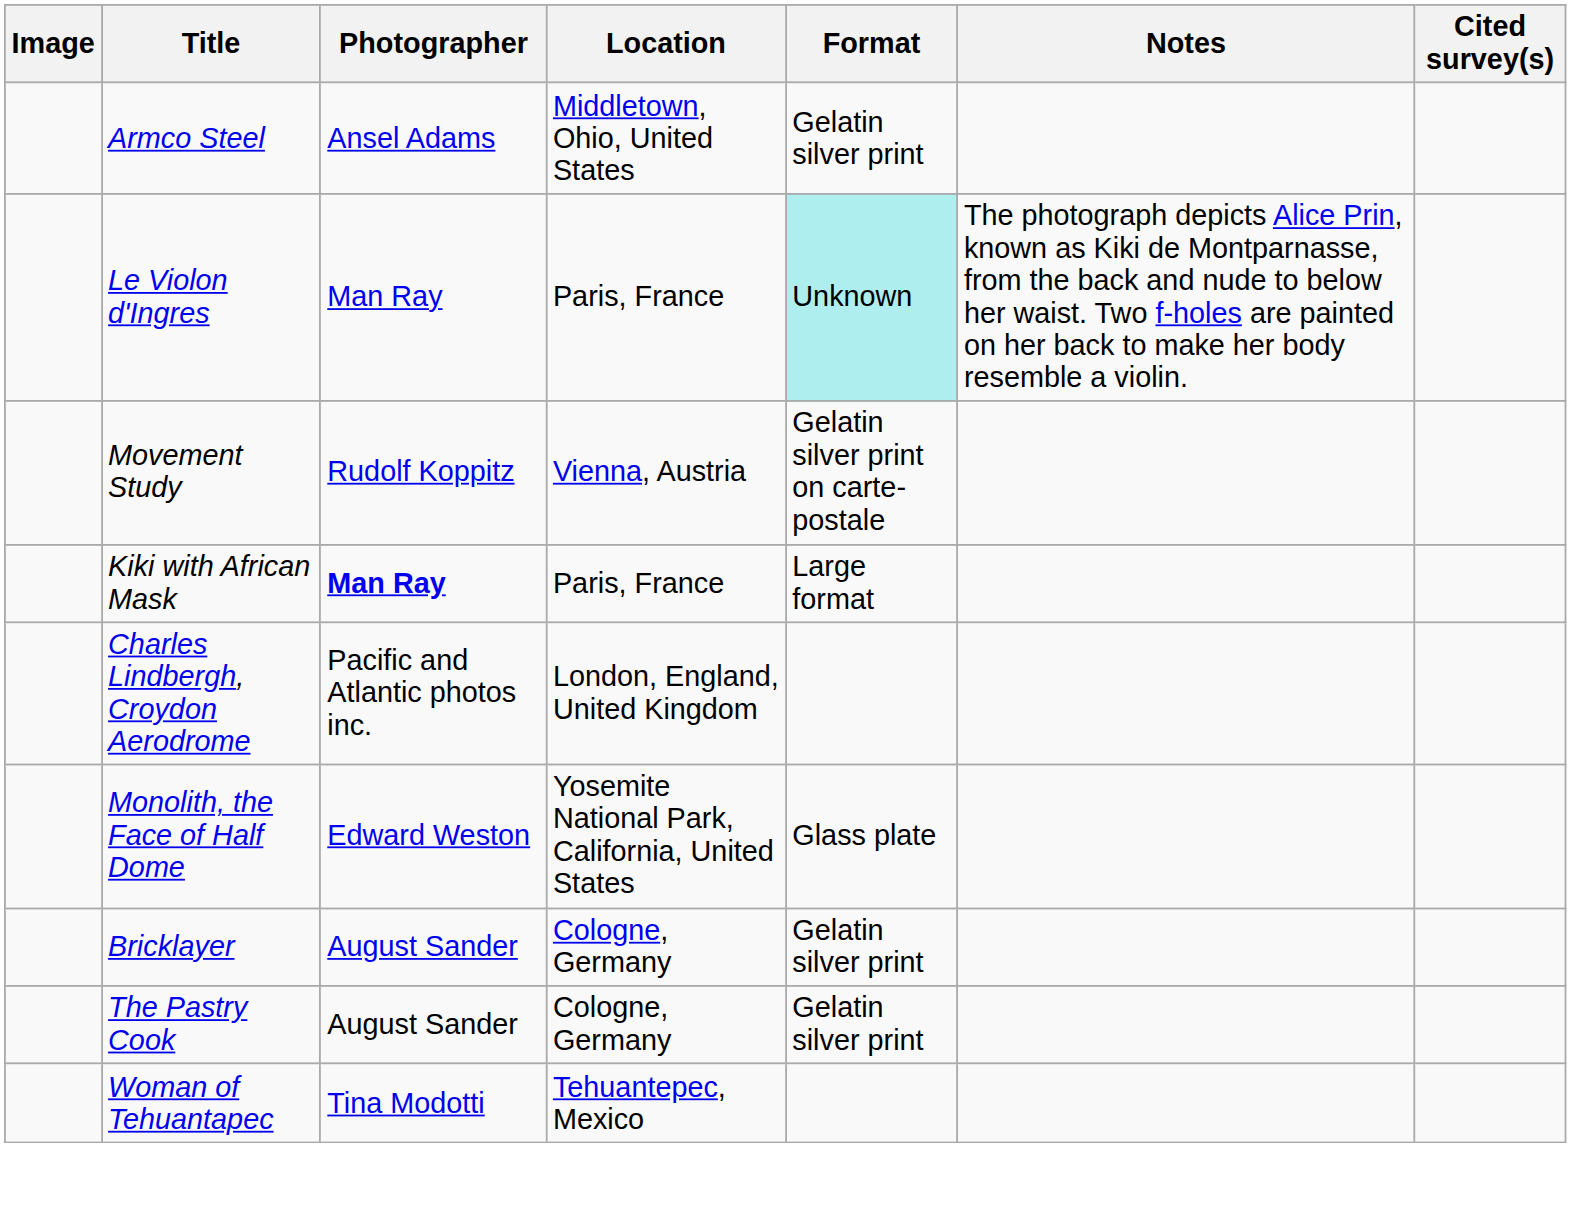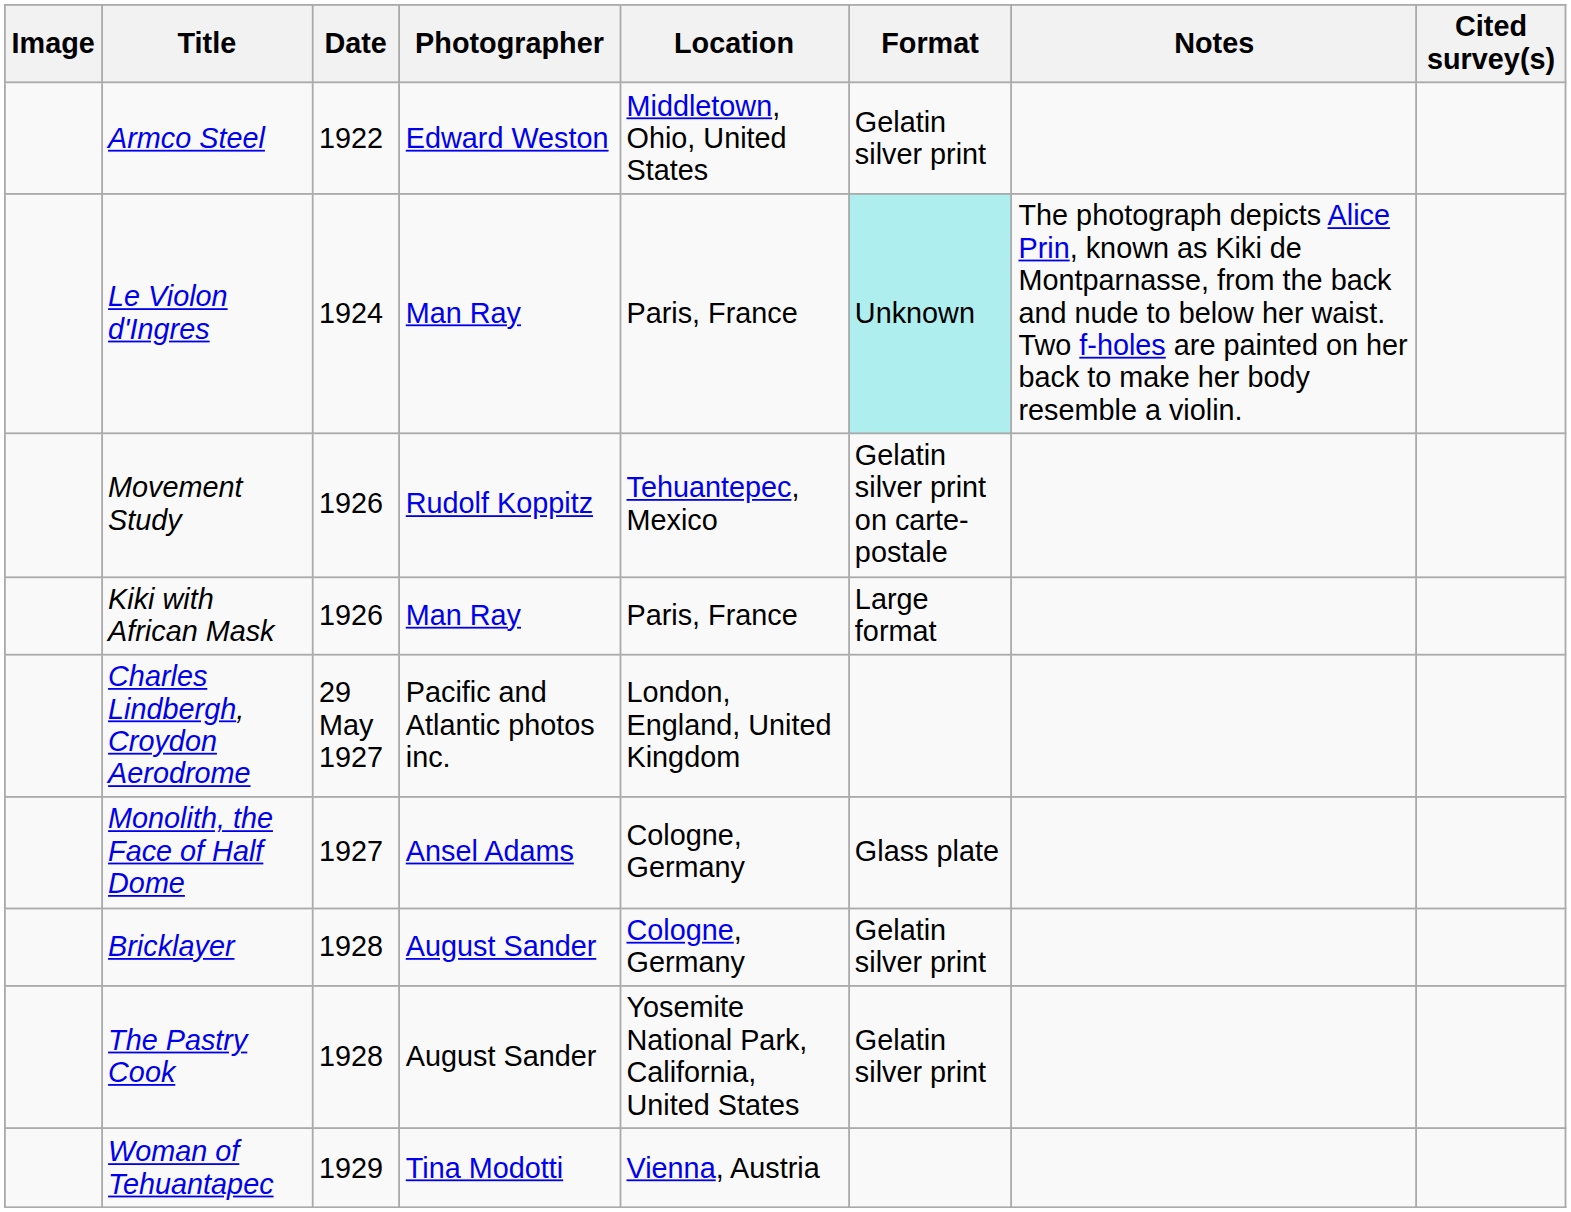+ column: (356, 43)
(411, 137) Ansel Adams -> (507, 137) Edward Weston
(650, 472) Vienna, Austria -> (713, 504) Tehuantepec, Mexico
(387, 582) bold -> (463, 615) normal
(429, 835) Edward Weston -> (490, 852) Ansel Adams
(663, 835) Yosemite National Park, California, United States -> (686, 852) Cologne, Germany
(612, 1024) Cologne, Germany -> (717, 1056) Yosemite National Park, California, United States
(639, 1102) Tehuantepec, Mexico -> (723, 1167) Vienna, Austria
